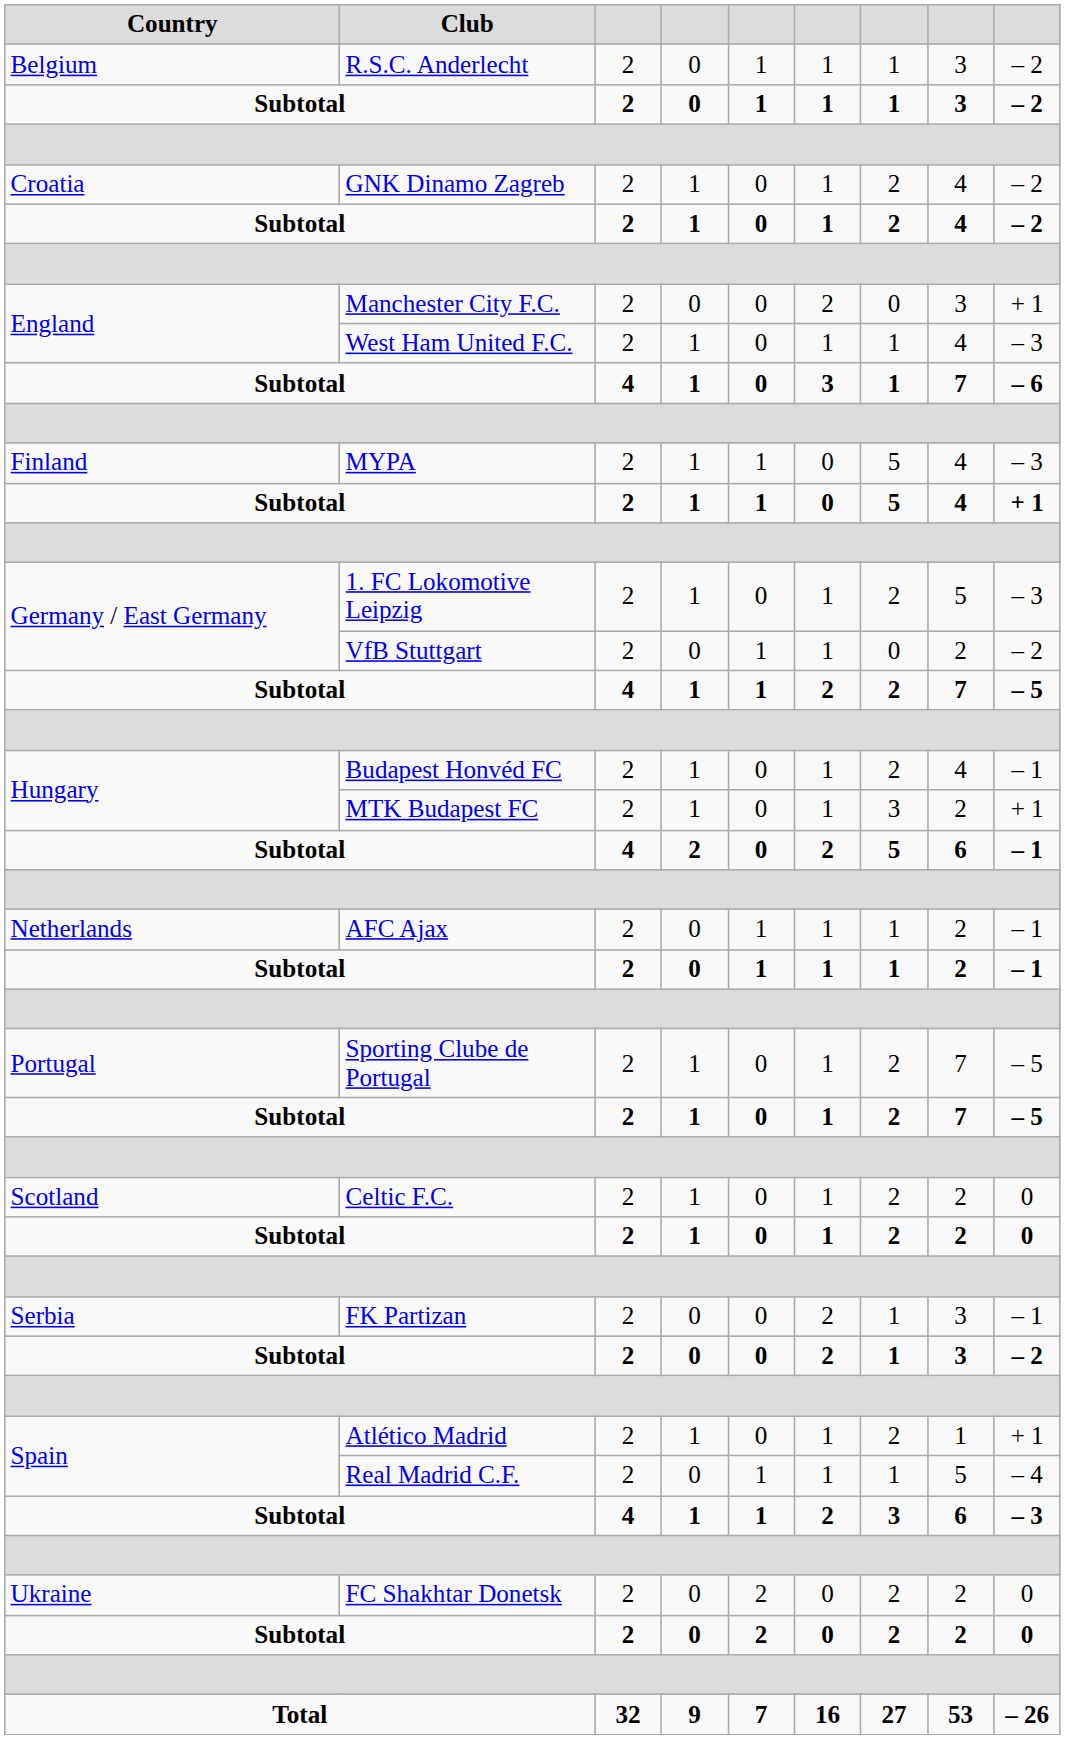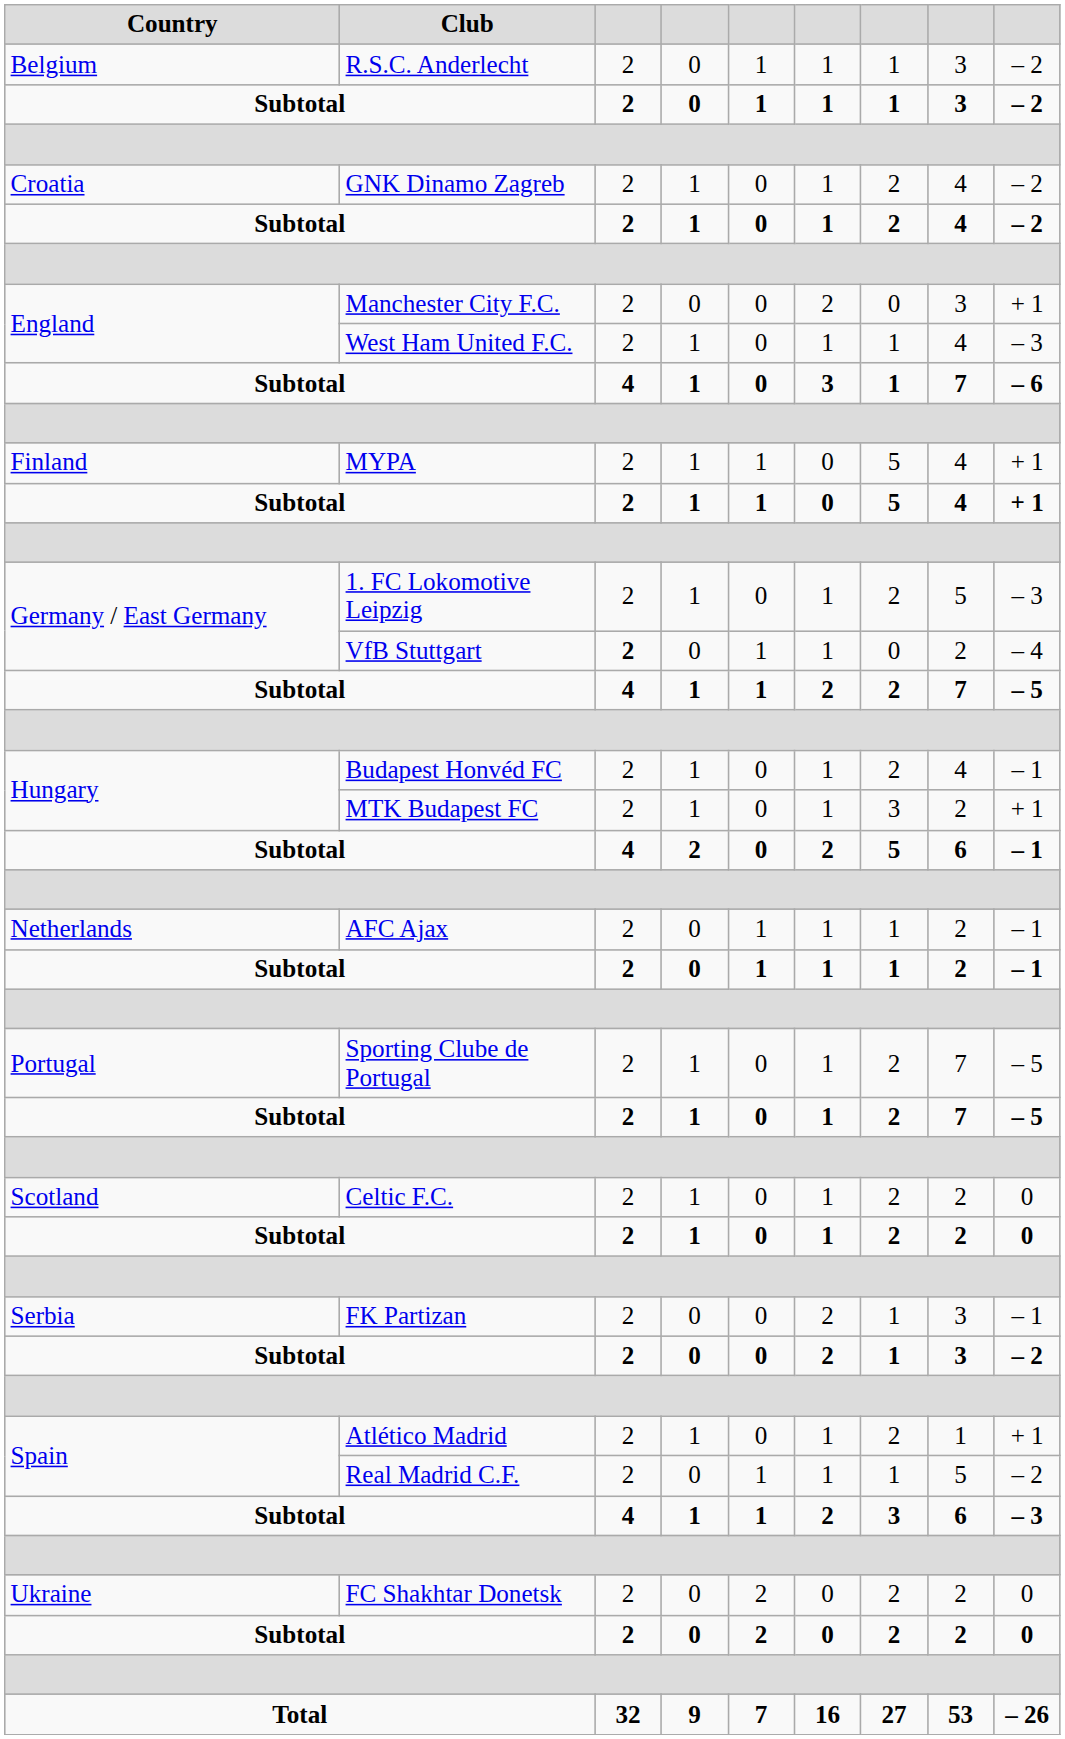(1027, 462) – 3 -> (1027, 462) + 1
(628, 650) normal -> (628, 650) bold
(1027, 650) – 2 -> (1027, 650) – 4
(1027, 1475) – 4 -> (1027, 1475) – 2
